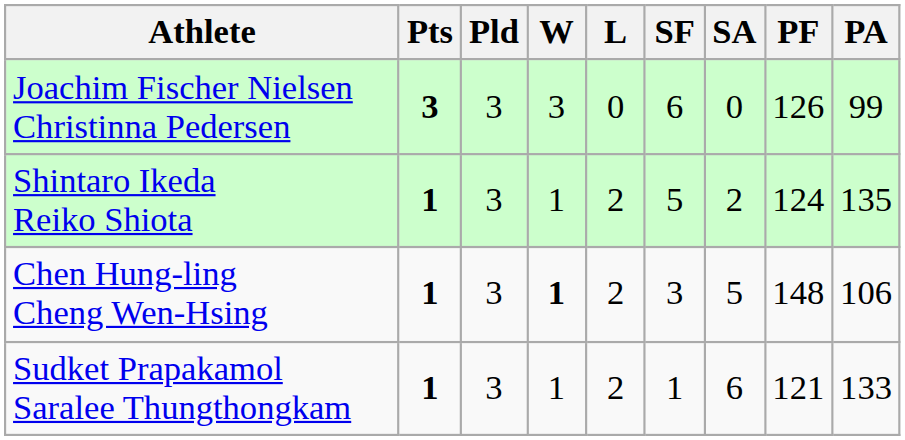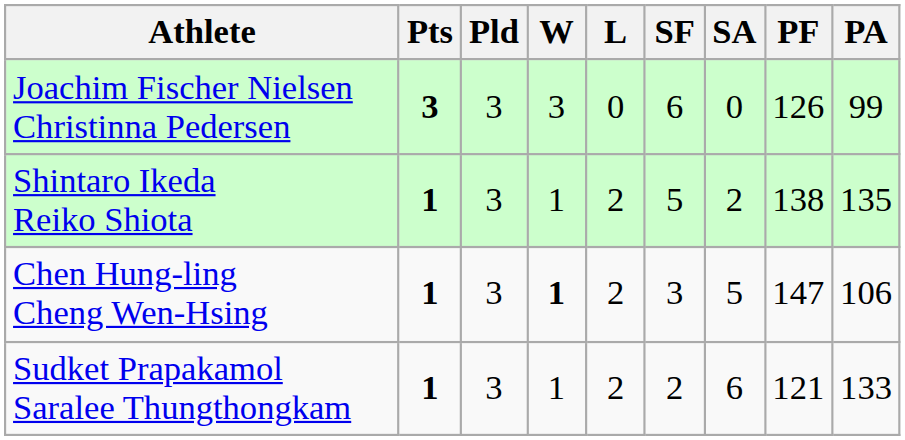(798, 199) 124 -> (798, 199) 138
(798, 293) 148 -> (798, 293) 147
(675, 387) 1 -> (675, 387) 2
